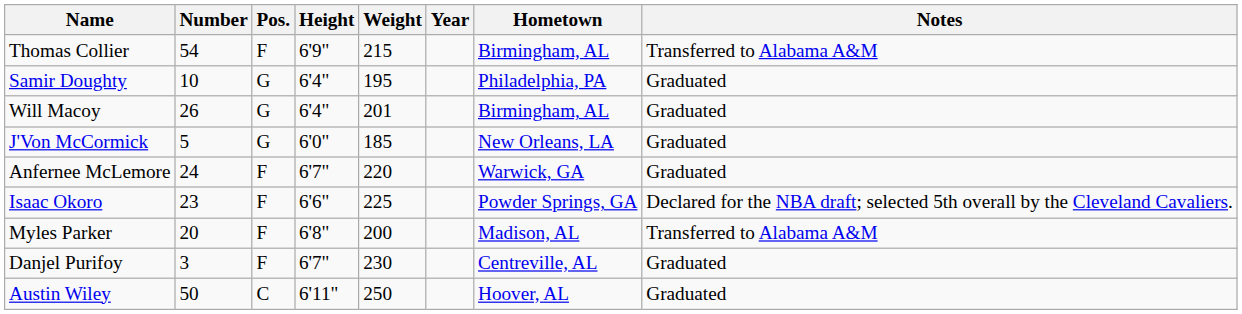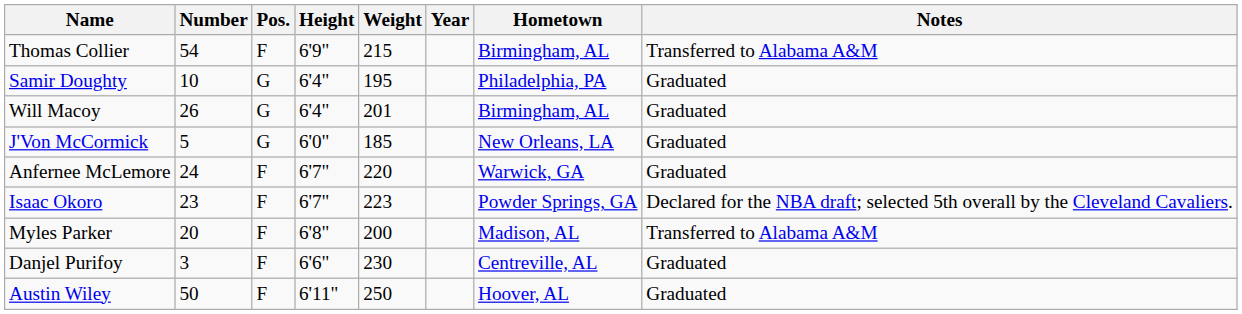(314, 202) 6'6" -> (314, 202) 6'7"
(378, 202) 225 -> (378, 202) 223
(314, 263) 6'7" -> (314, 263) 6'6"
(263, 293) C -> (262, 293) F
